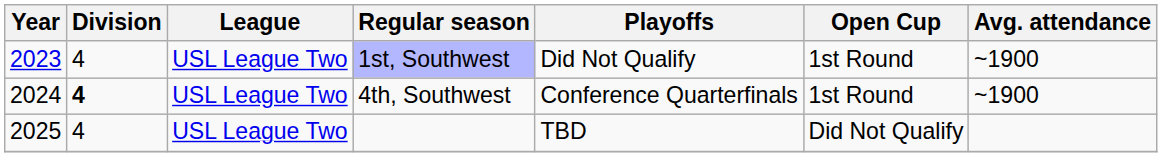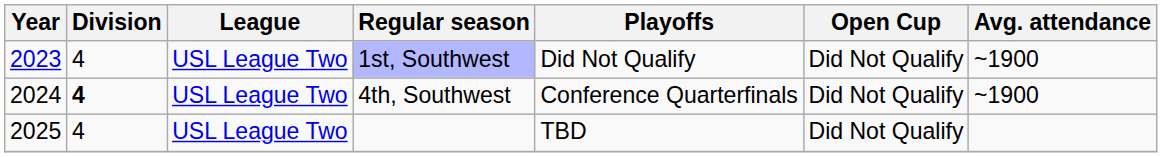(861, 59) 1st Round -> (886, 59) Did Not Qualify
(861, 95) 1st Round -> (886, 95) Did Not Qualify
